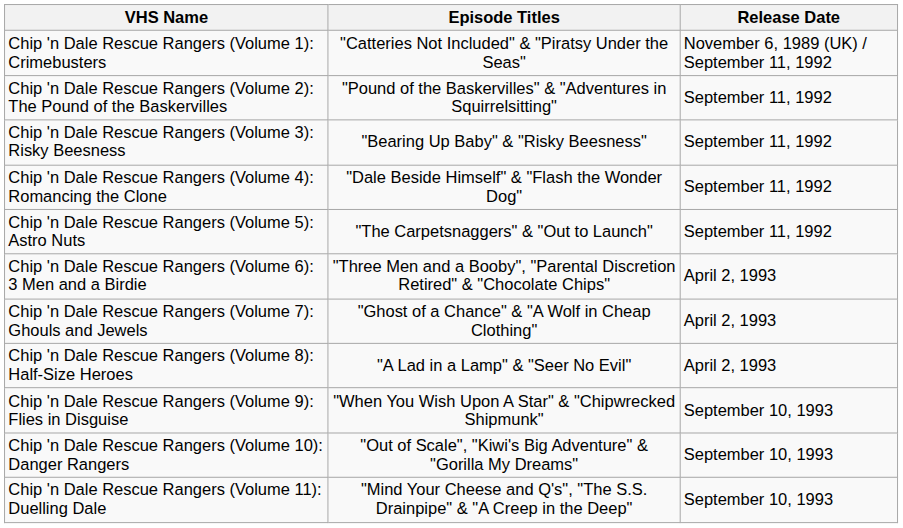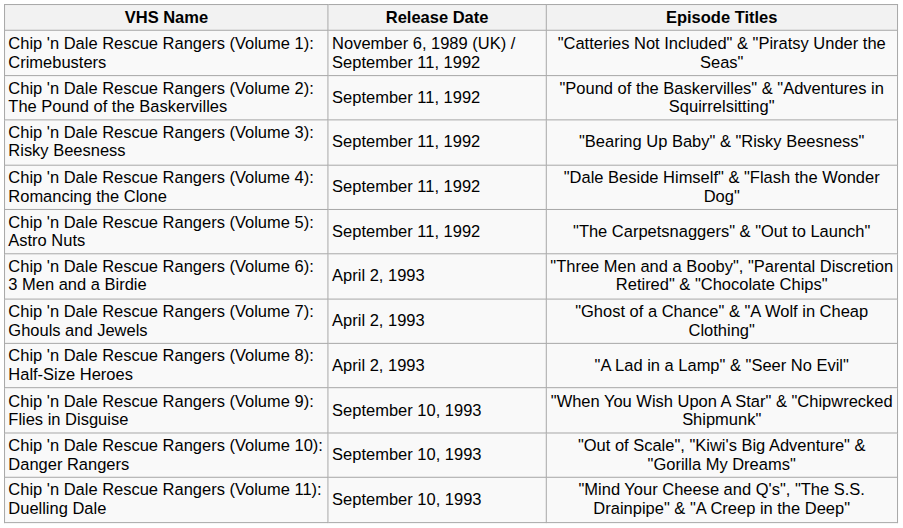columns swapped: (504, 17) <-> (789, 17)
